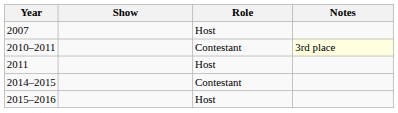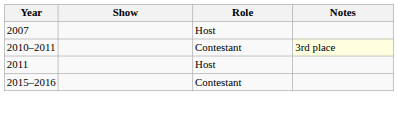- row: (31, 82)
(205, 99) Host -> (218, 82) Contestant
